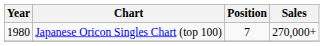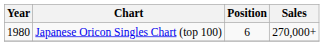(247, 31) 7 -> (247, 31) 6
